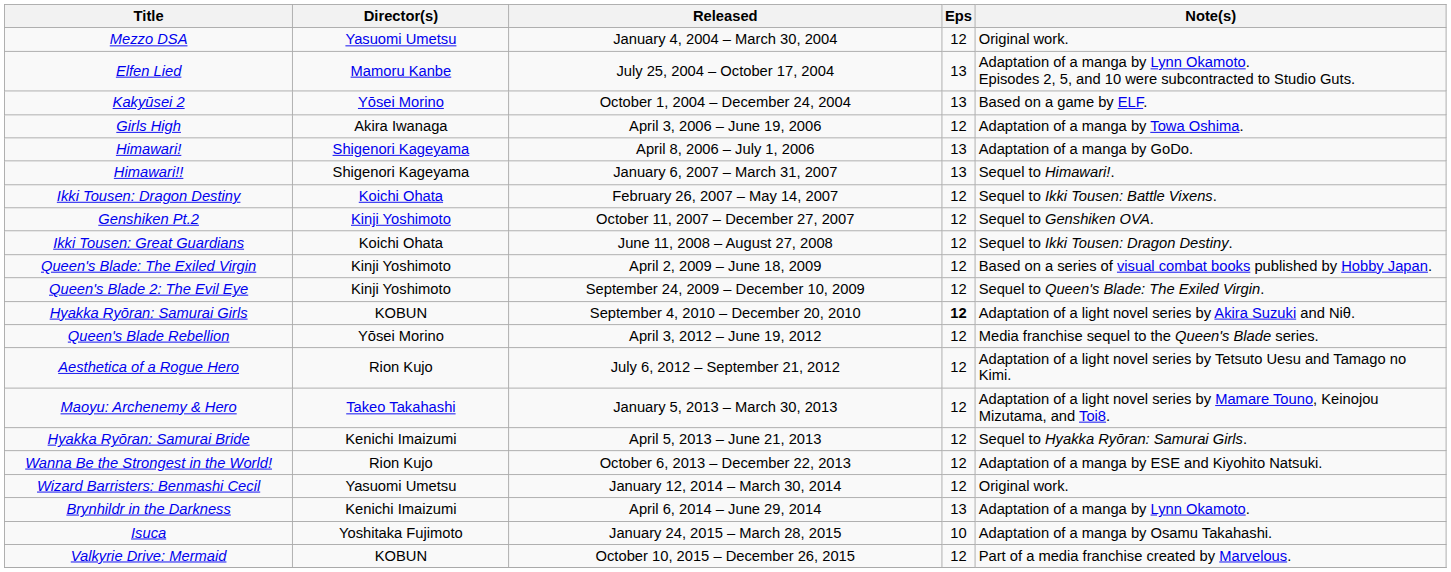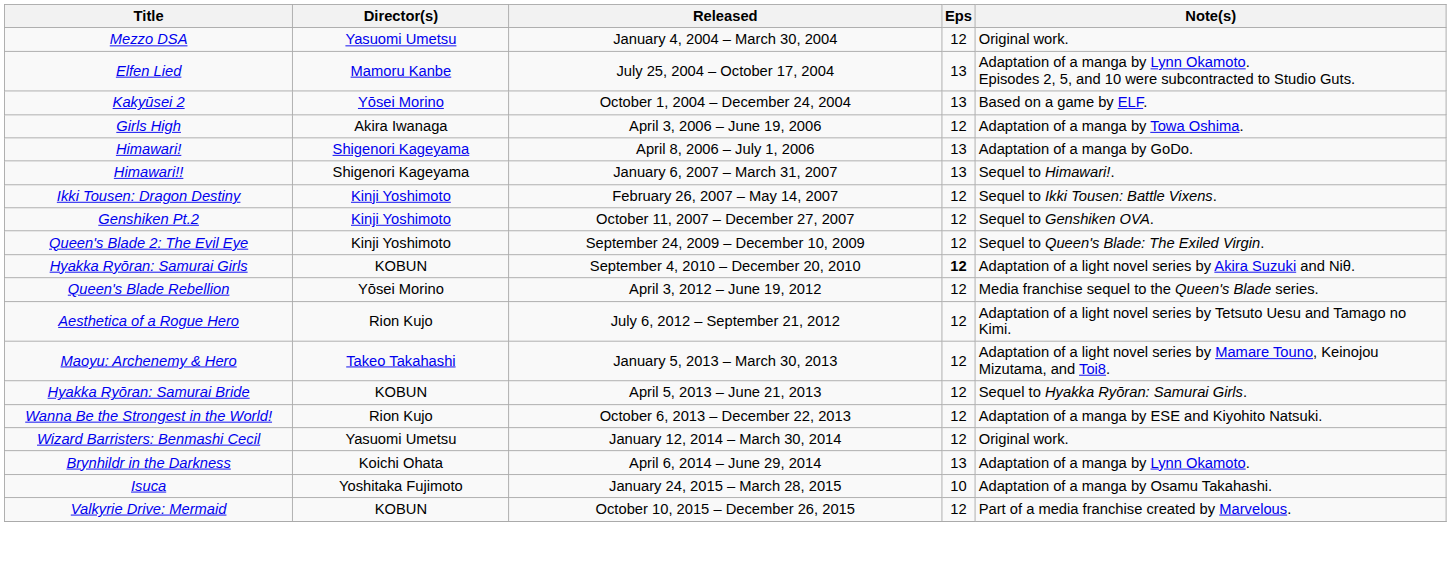(401, 196) Koichi Ohata -> (401, 196) Kinji Yoshimoto
- row: (149, 242)
- row: (149, 266)
(401, 439) Kenichi Imaizumi -> (401, 392) KOBUN
(401, 509) Kenichi Imaizumi -> (401, 462) Koichi Ohata
